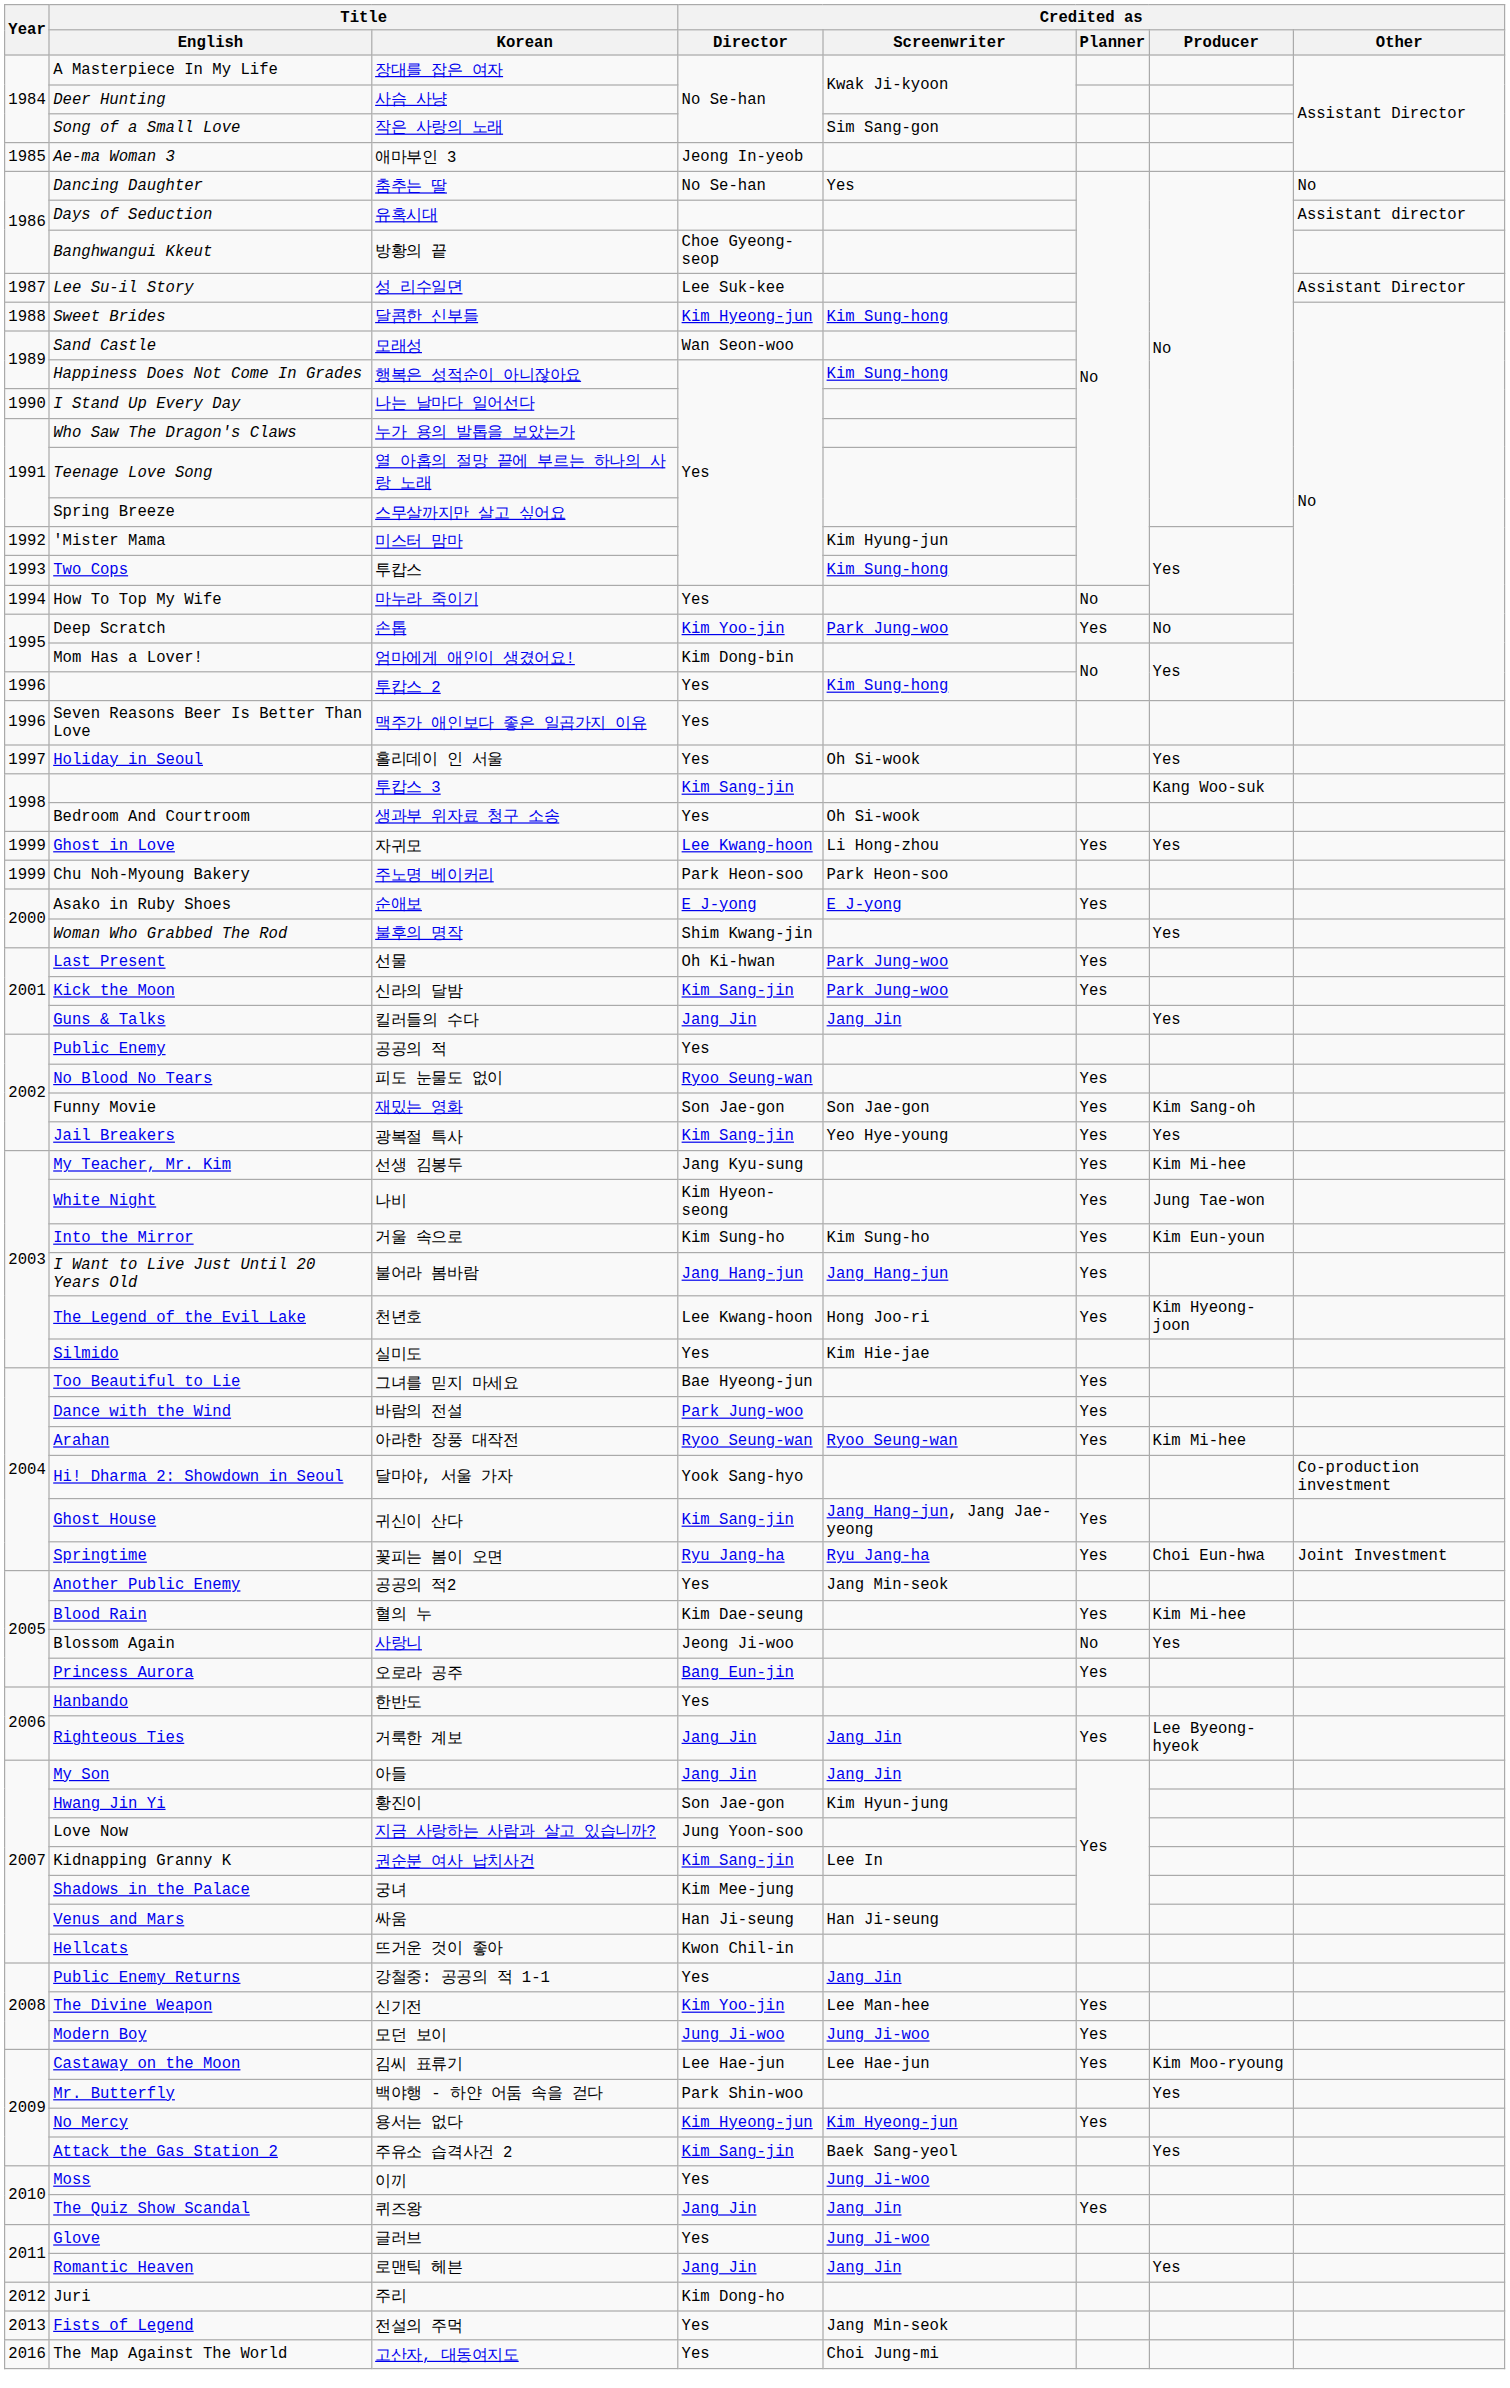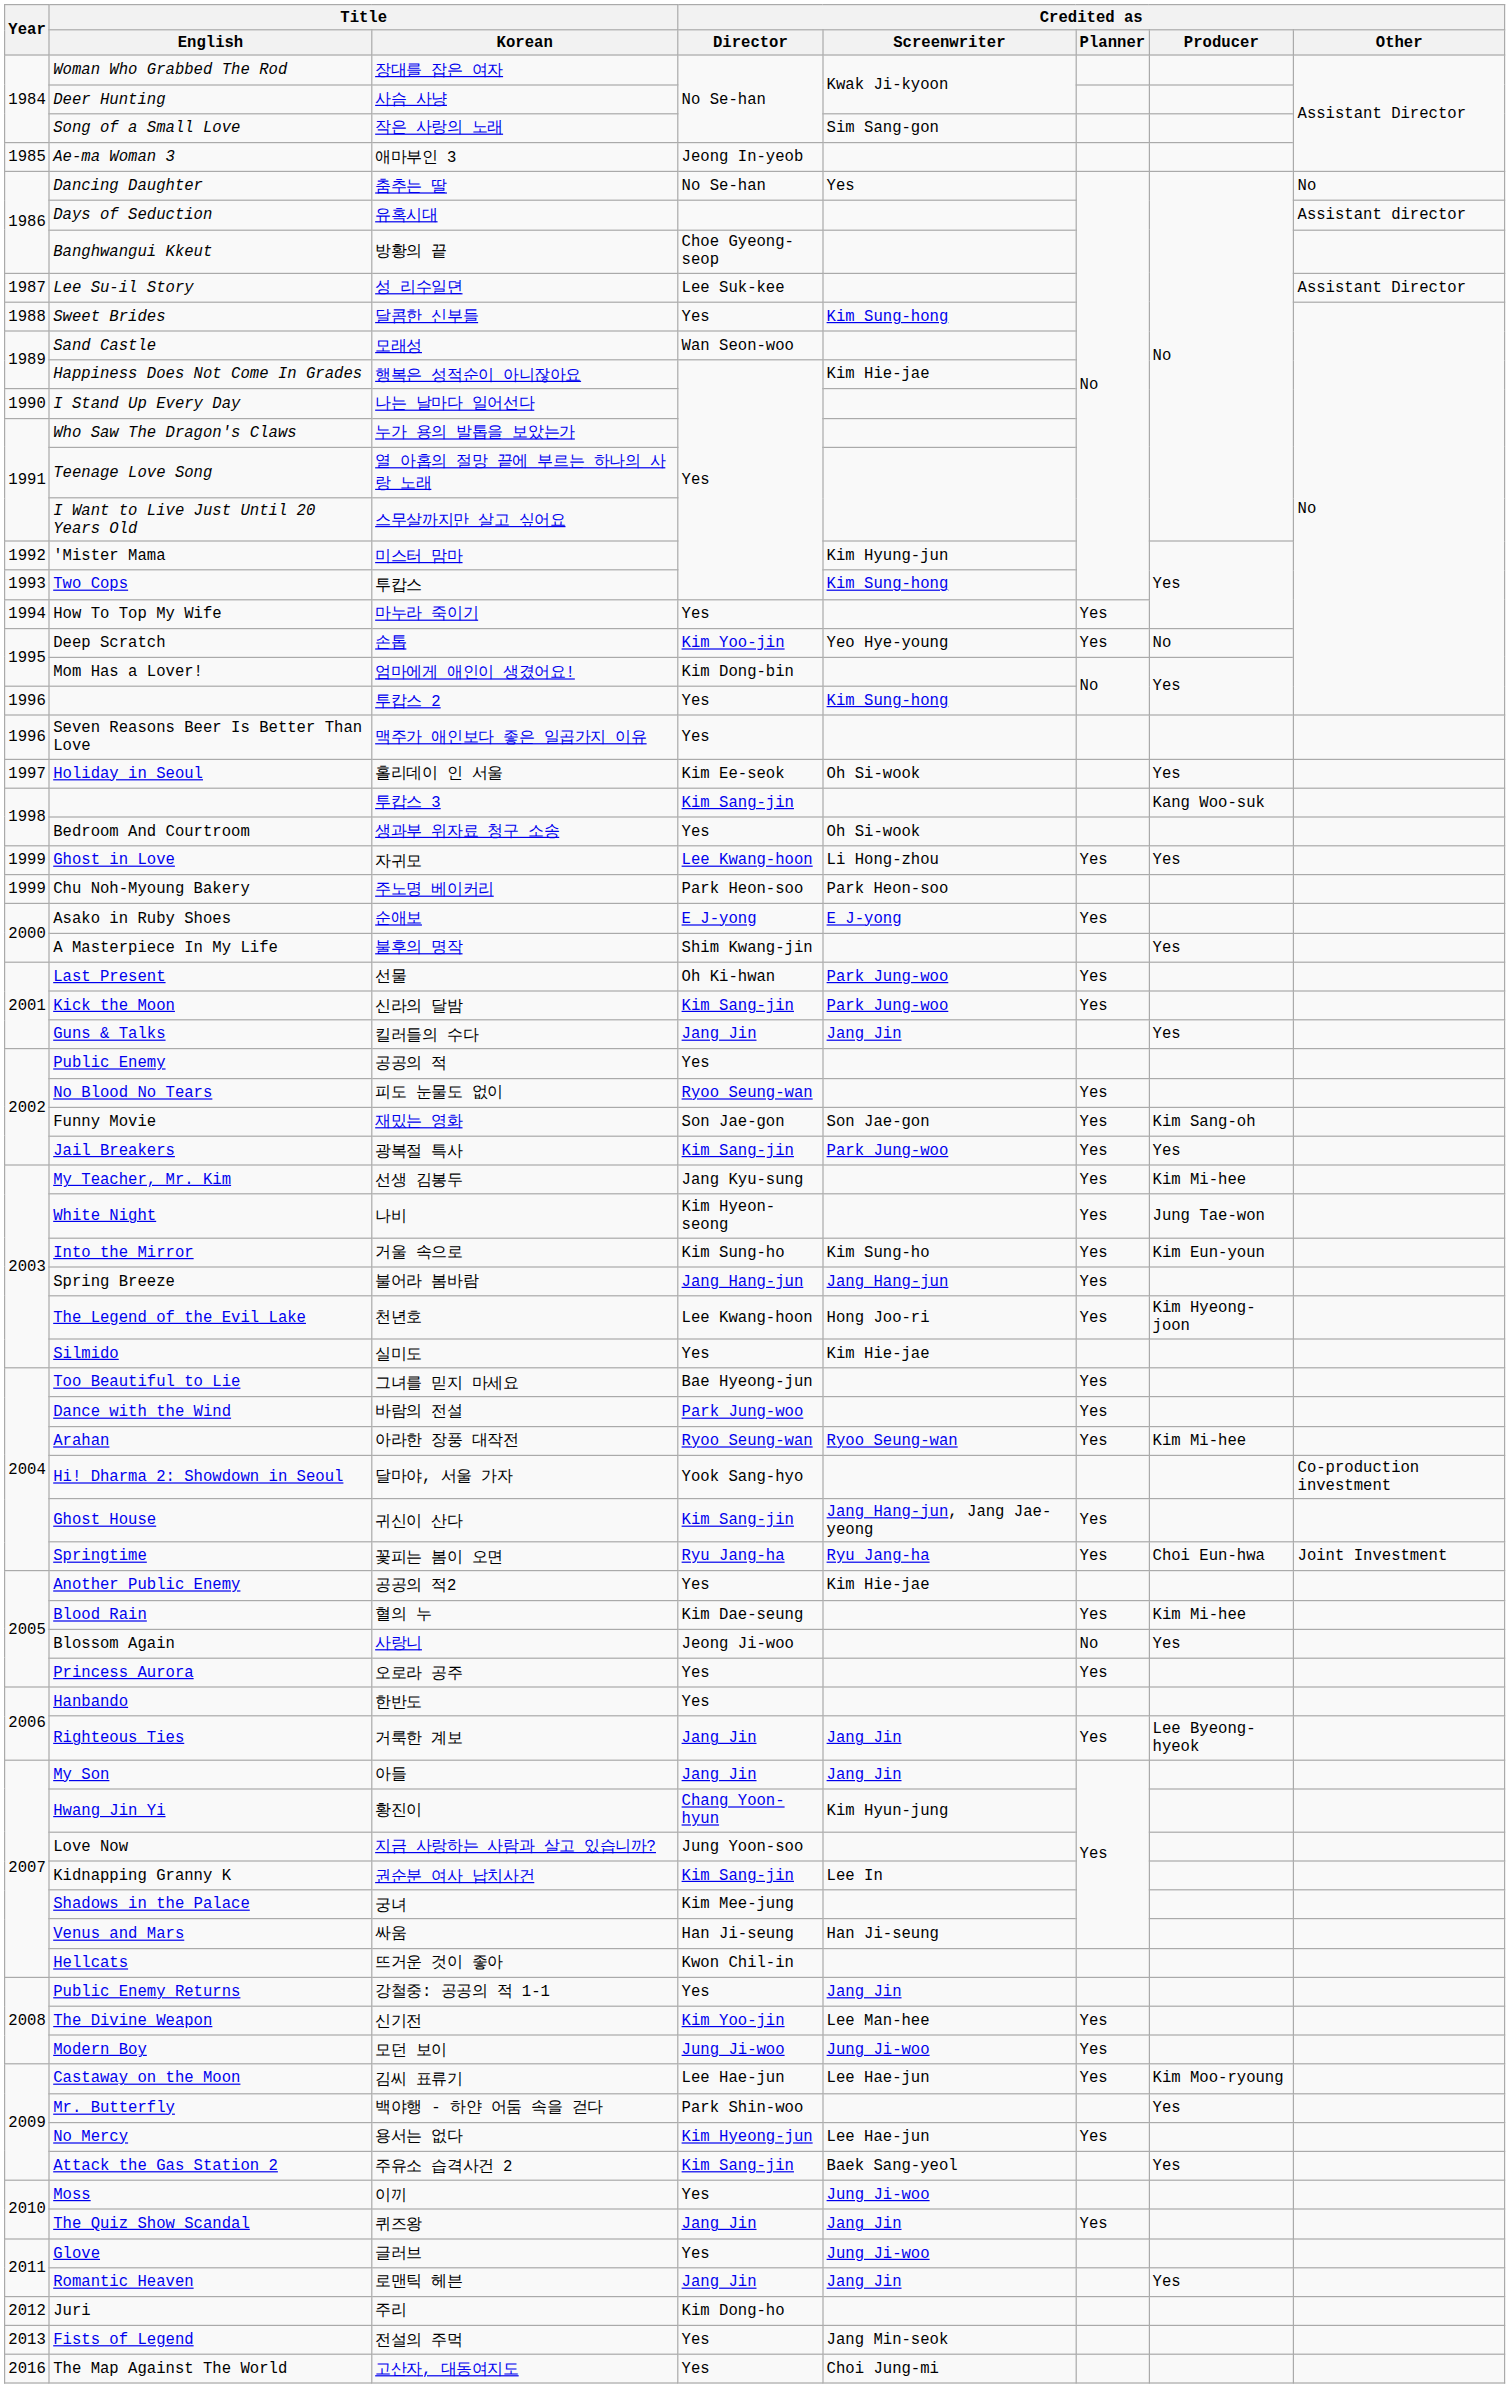(166, 70) A Masterpiece In My Life -> (170, 70) Woman Who Grabbed The Rod
(747, 317) Kim Hyeong-jun -> (696, 317) Yes
(887, 375) Kim Sung-hong -> (878, 375) Kim Hie-jae
(114, 512) Spring Breeze -> (184, 520) I Want to Live Just Until 20 Years Old
(1089, 599) No -> (1094, 614) Yes
(887, 628) Park Jung-woo -> (887, 643) Yeo Hye-young
(696, 759) Yes -> (733, 773) Kim Ee-seok
(170, 933) Woman Who Grabbed The Rod -> (166, 947) A Masterpiece In My Life
(887, 1136) Yeo Hye-young -> (887, 1151) Park Jung-woo
(184, 1274) I Want to Live Just Until 20 Years Old -> (114, 1281) Spring Breeze
(887, 1586) Jang Min-seok -> (878, 1586) Kim Hie-jae
(738, 1673) Bang Eun-jin -> (696, 1673) Yes
(733, 1803) Son Jae-gon -> (733, 1810) Chang Yoon-hyun
(892, 2122) Kim Hyeong-jun -> (878, 2137) Lee Hae-jun
